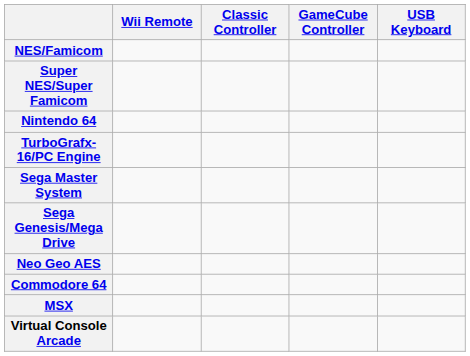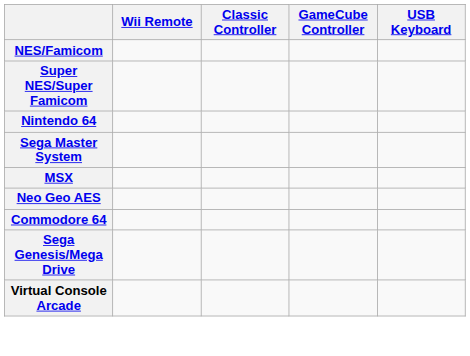- row: (59, 149)
rows swapped: (59, 228) <-> (59, 305)
